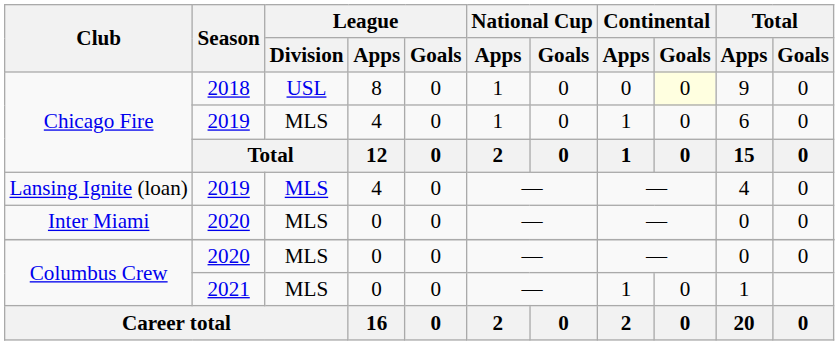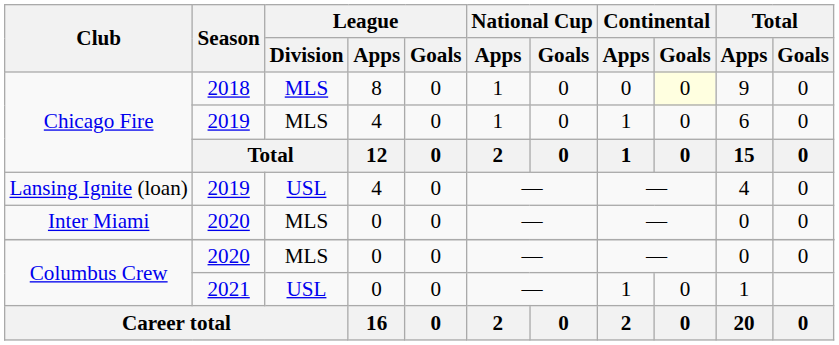(306, 88) USL -> (306, 88) MLS
(306, 188) MLS -> (306, 188) USL
(306, 289) MLS -> (306, 289) USL
